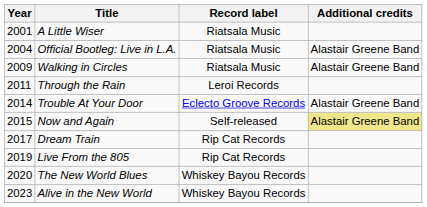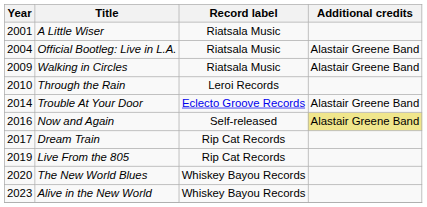(19, 85) 2011 -> (20, 85) 2010
(20, 121) 2015 -> (20, 121) 2016
